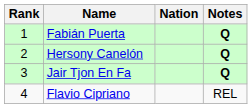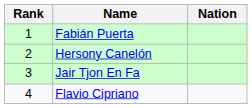- column: (225, 14)
